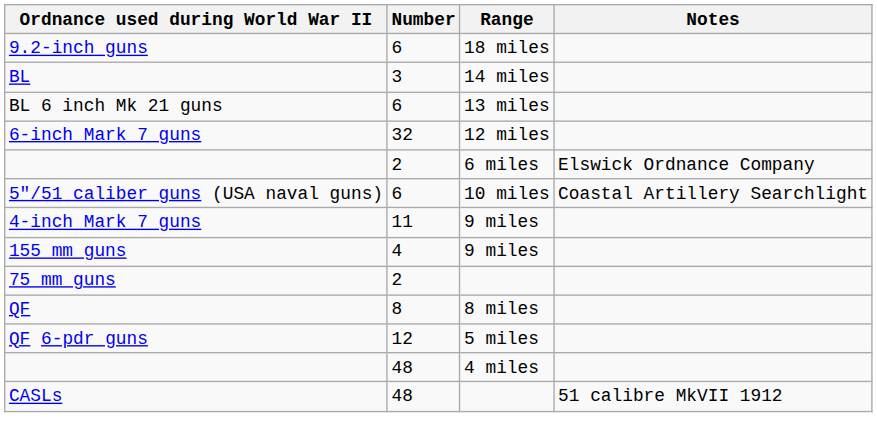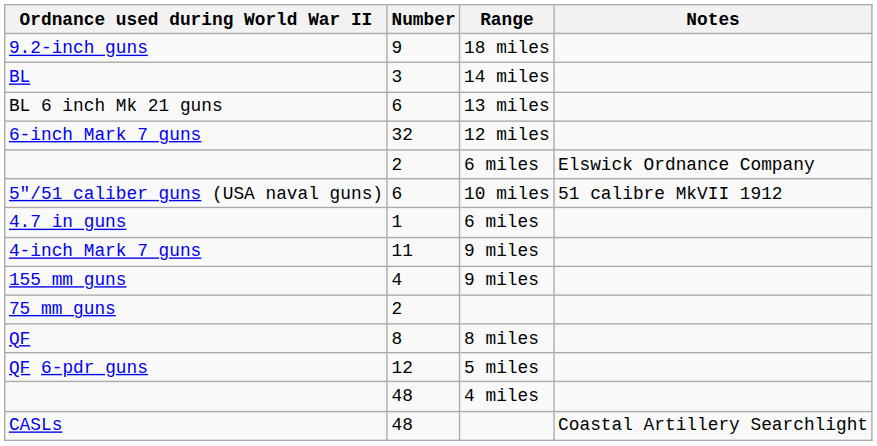(397, 48) 6 -> (397, 48) 9
(713, 193) Coastal Artillery Searchlight -> (670, 193) 51 calibre MkVII 1912
+ row: (68, 222)
(670, 397) 51 calibre MkVII 1912 -> (713, 426) Coastal Artillery Searchlight
